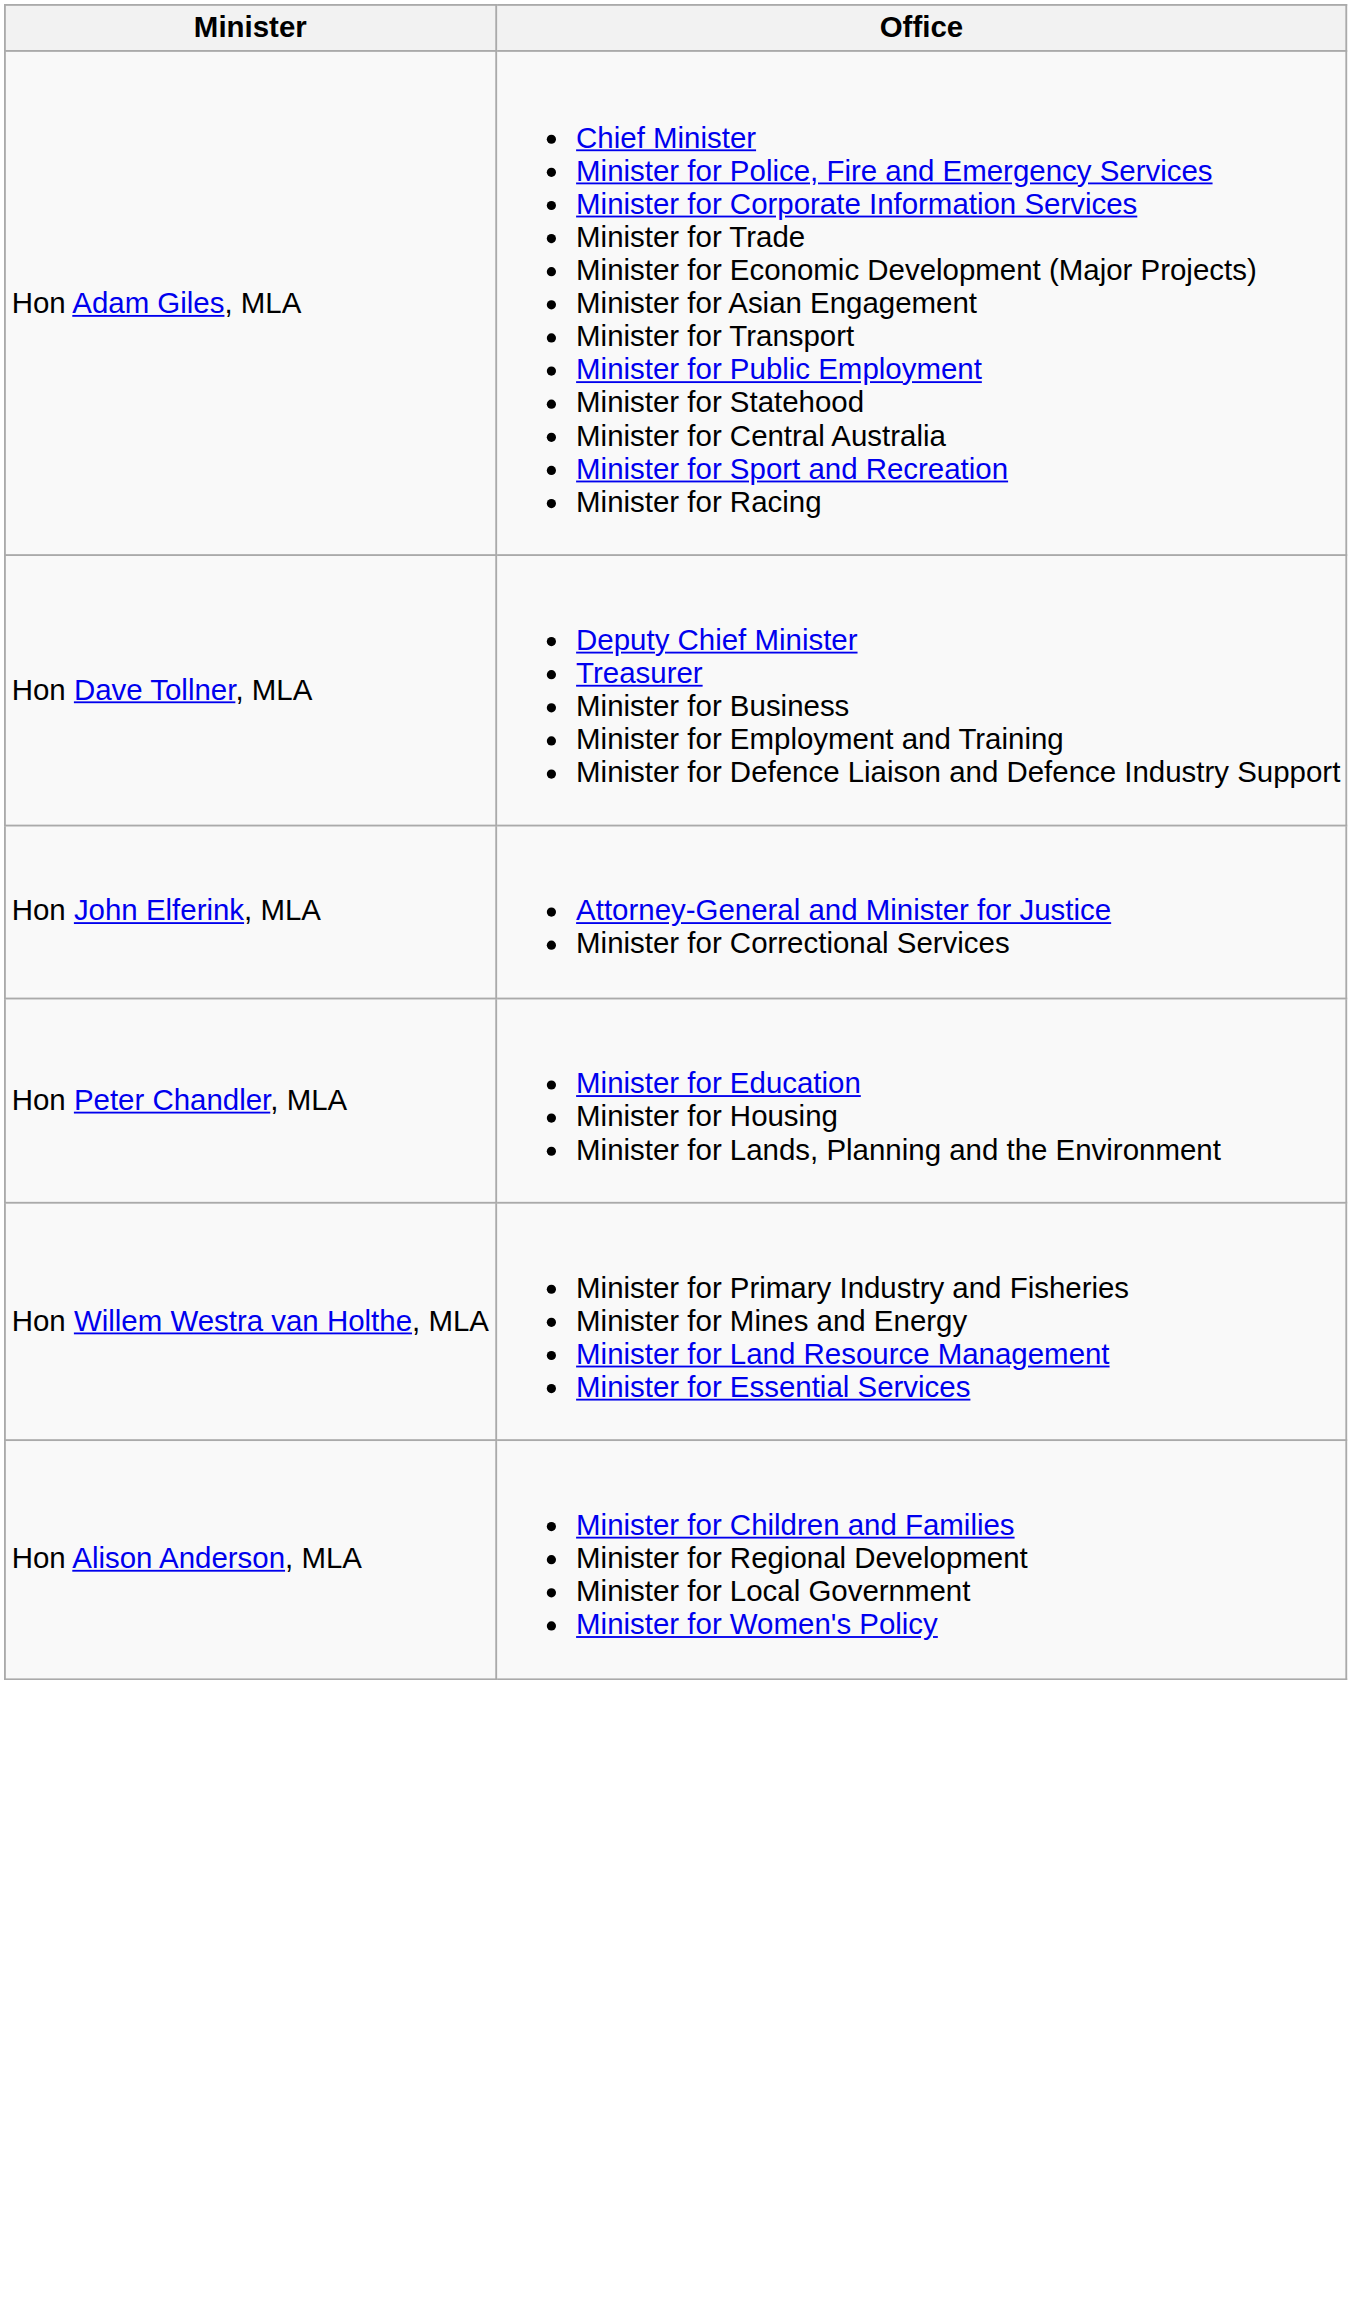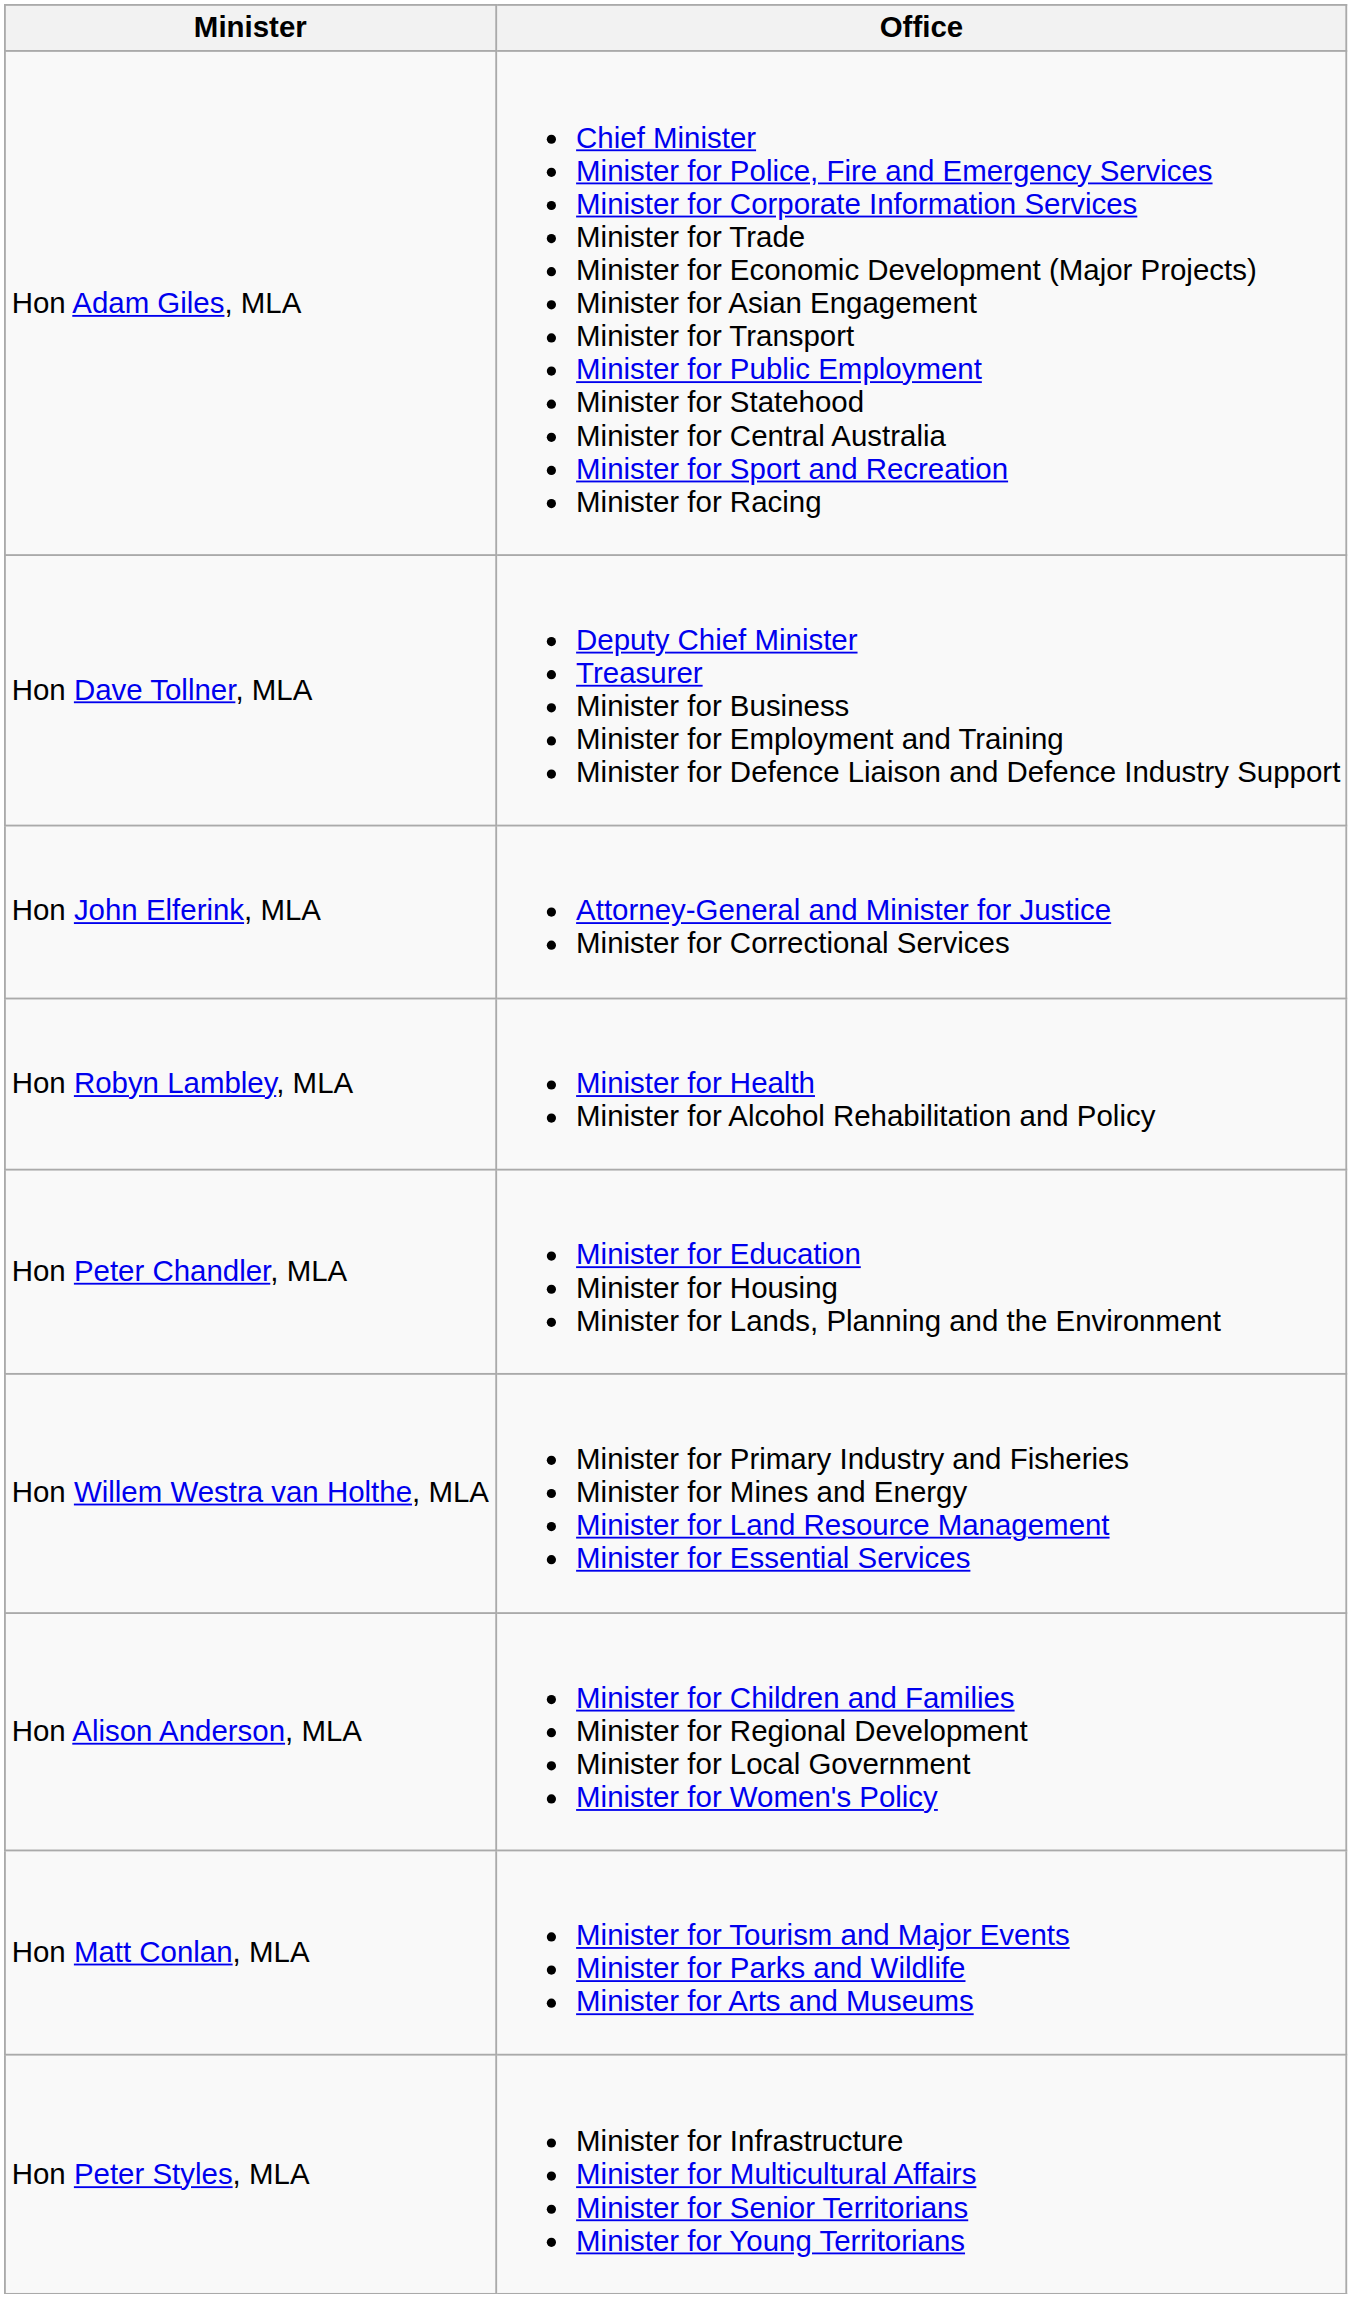+ row: (182, 1083)
+ row: (161, 1952)
+ row: (161, 2173)
